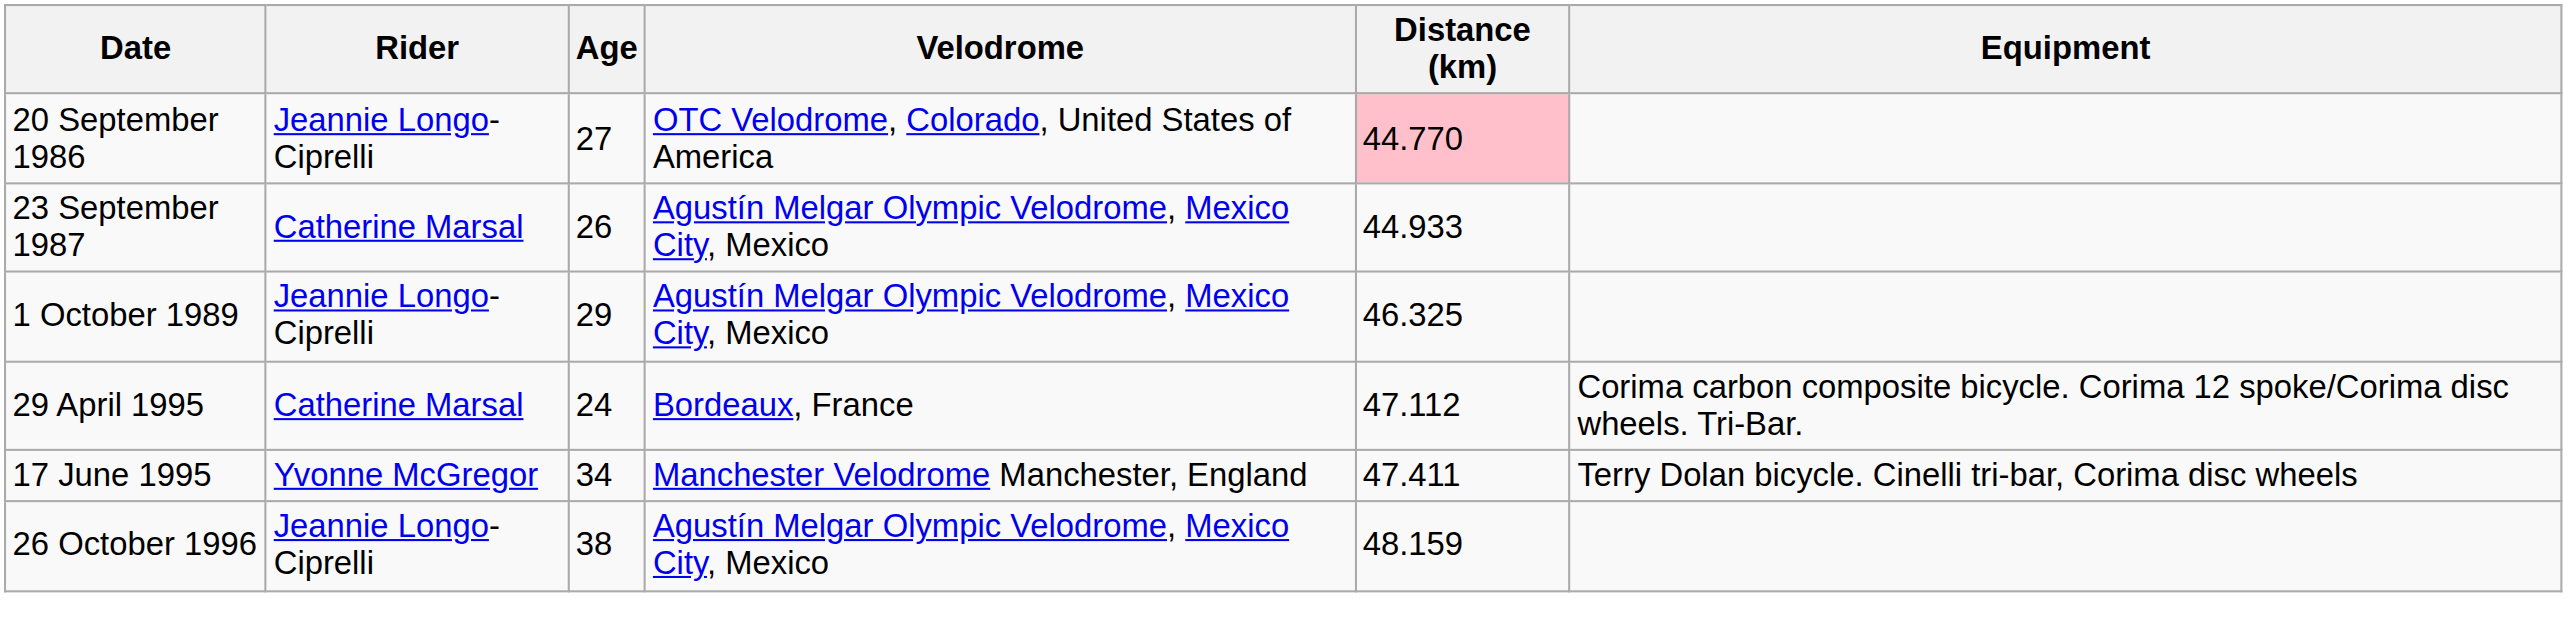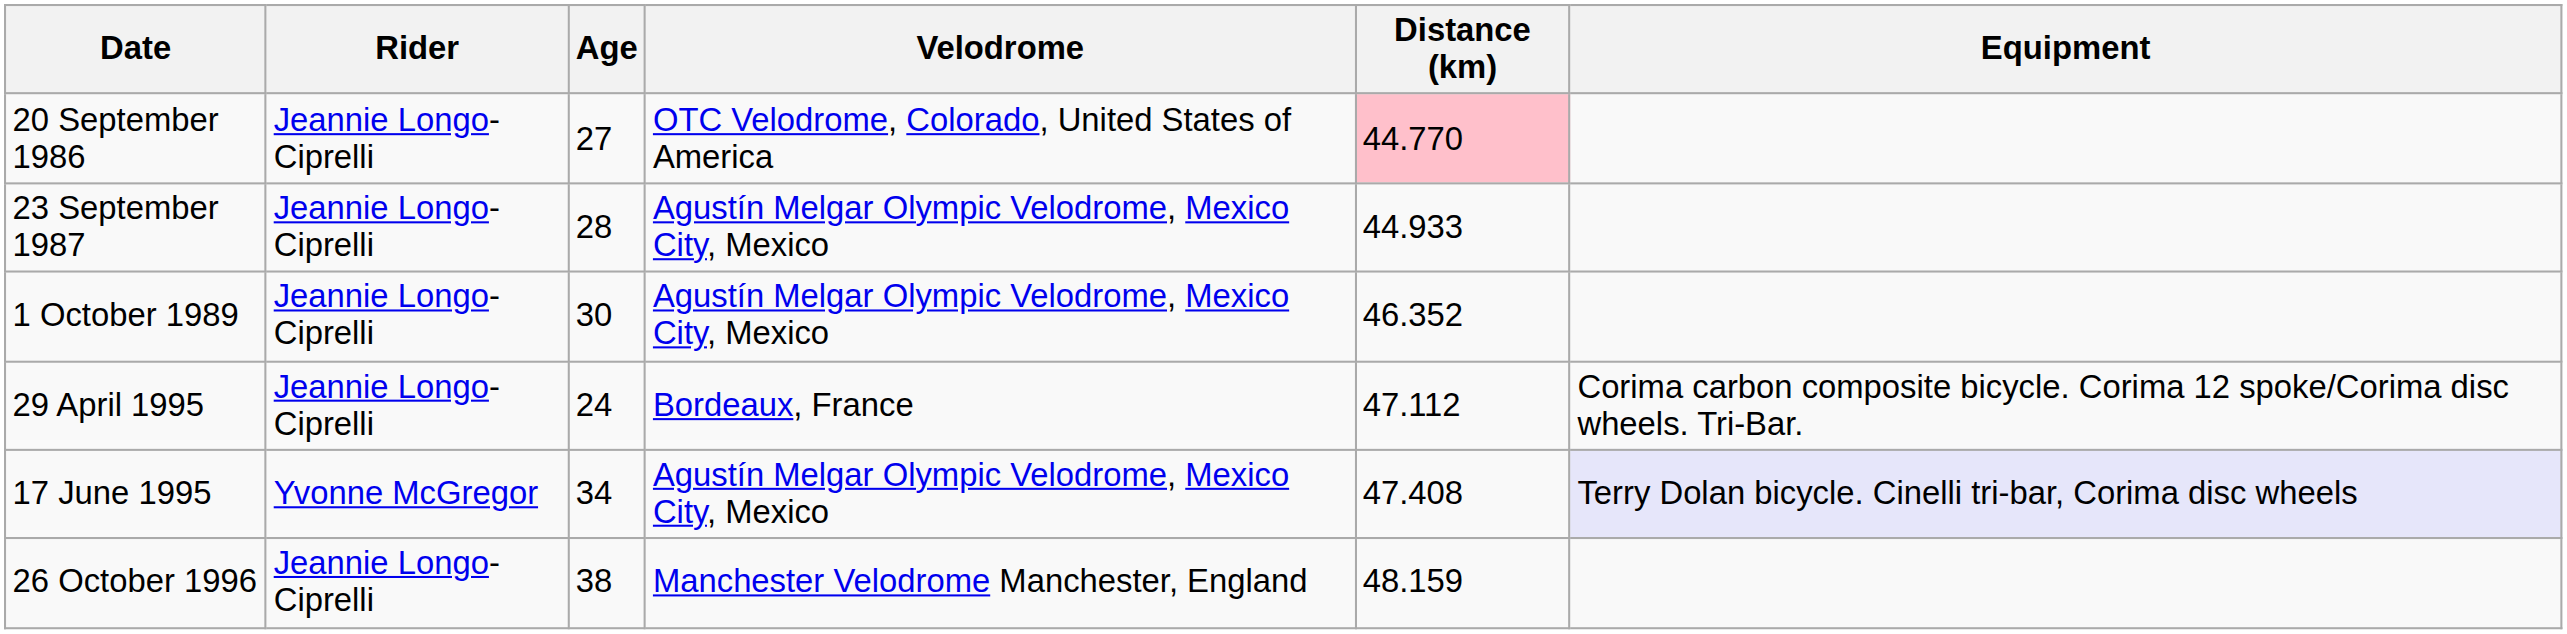(399, 226) Catherine Marsal -> (387, 226) Jeannie Longo-Ciprelli
(594, 226) 26 -> (594, 226) 28
(594, 315) 29 -> (594, 315) 30
(1413, 315) 46.325 -> (1413, 315) 46.352
(399, 404) Catherine Marsal -> (387, 404) Jeannie Longo-Ciprelli
(980, 475) Manchester Velodrome Manchester, England -> (971, 493) Agustín Melgar Olympic Velodrome, Mexico City, Mexico
(1412, 475) 47.411 -> (1413, 493) 47.408
(1968, 475) no background -> (1968, 493) lavender background
(971, 545) Agustín Melgar Olympic Velodrome, Mexico City, Mexico -> (980, 582) Manchester Velodrome Manchester, England
